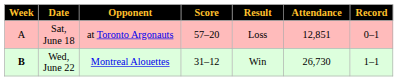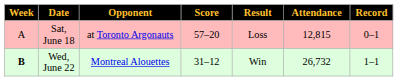(317, 34) 12,851 -> (317, 34) 12,815
(317, 62) 26,730 -> (317, 62) 26,732
